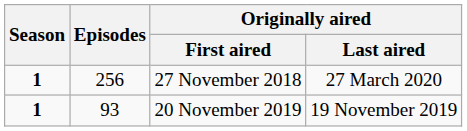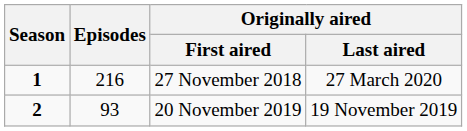(110, 79) 256 -> (110, 79) 216
(37, 110) 1 -> (37, 110) 2
